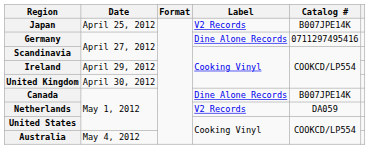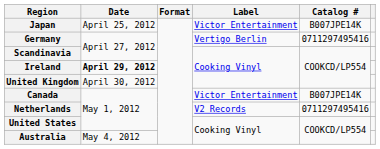(220, 25) V2 Records -> (246, 25) Victor Entertainment
(241, 39) Dine Alone Records -> (230, 39) Vertigo Berlin
(119, 67) normal -> (119, 67) bold
(241, 95) Dine Alone Records -> (246, 95) Victor Entertainment
(325, 109) DA059 -> (335, 109) 0711297495416
